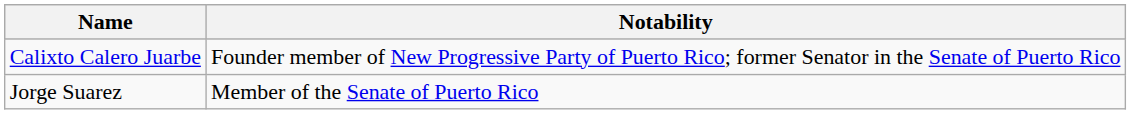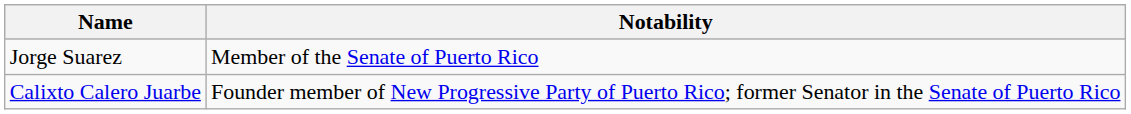rows swapped: (105, 56) <-> (66, 91)
